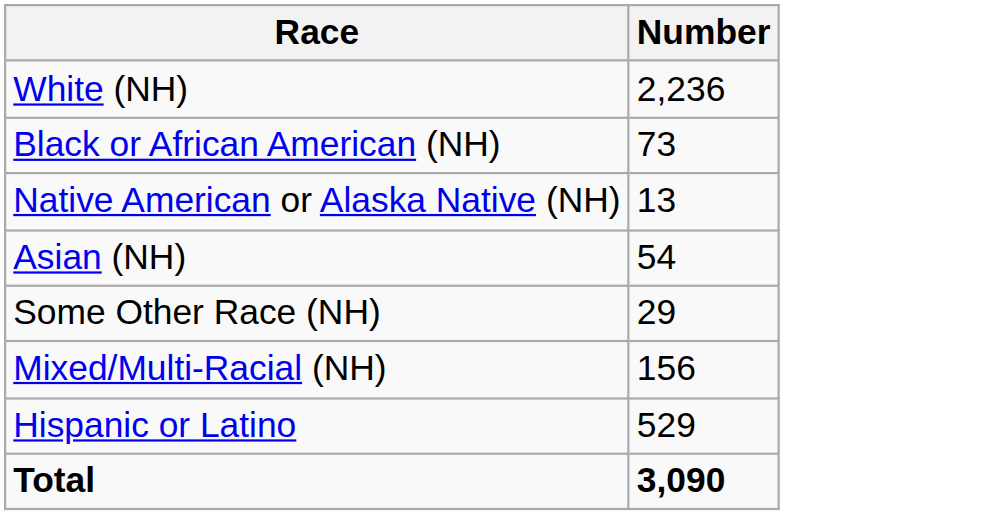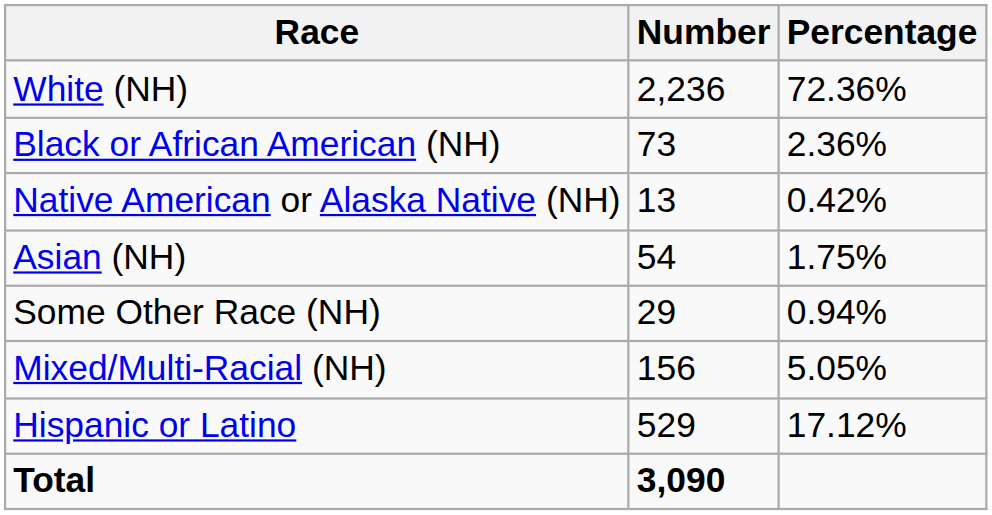+ column: (882, 32)
